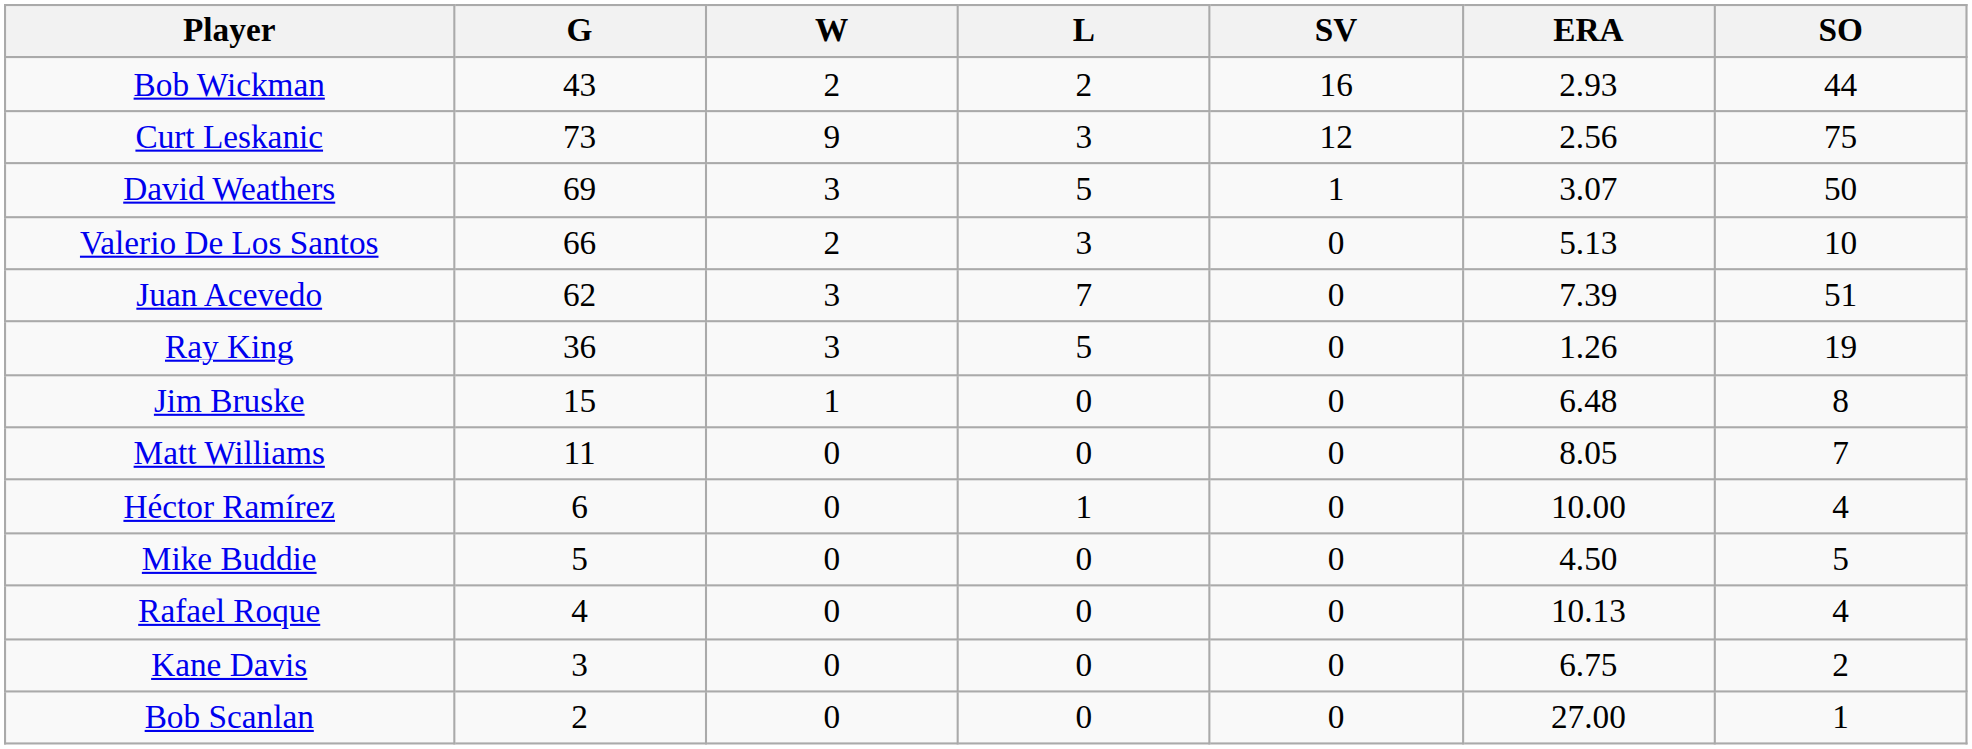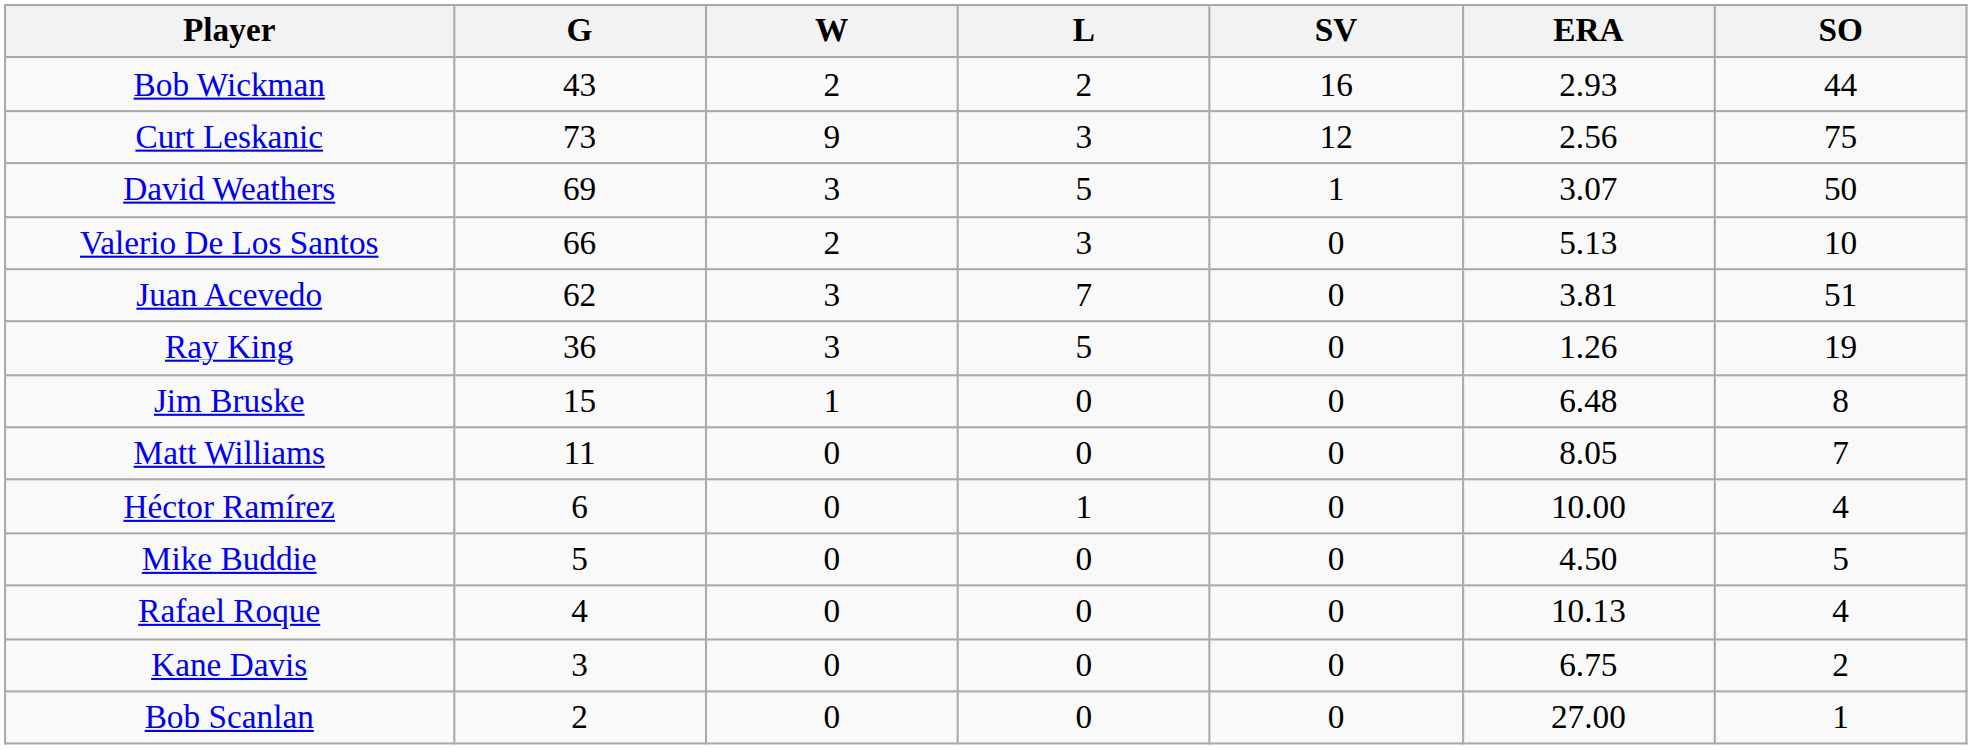(1588, 294) 7.39 -> (1588, 294) 3.81
